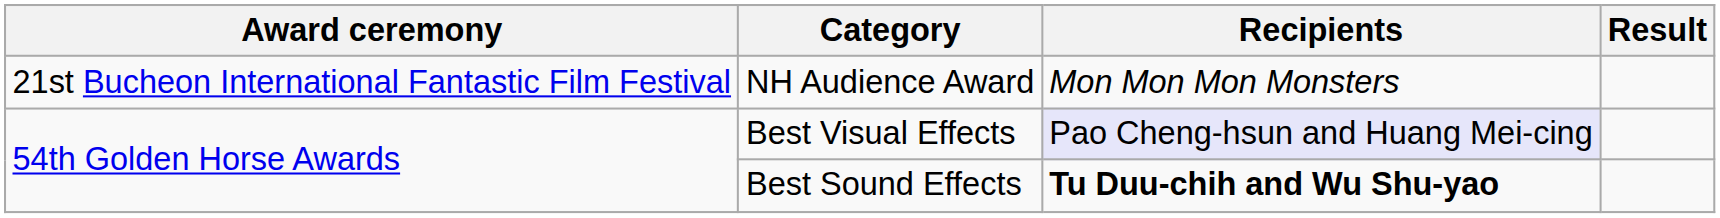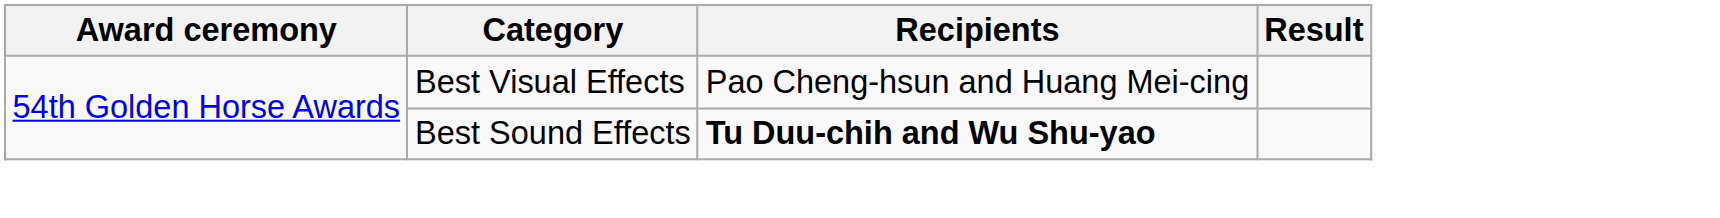- row: (890, 81)
(1321, 133) lavender background -> (977, 81) no background
